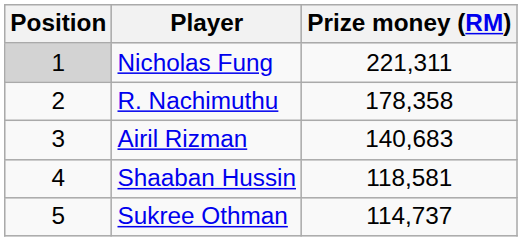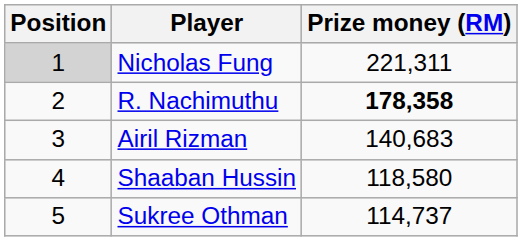(409, 100) normal -> (409, 100) bold
(409, 178) 118,581 -> (409, 178) 118,580
